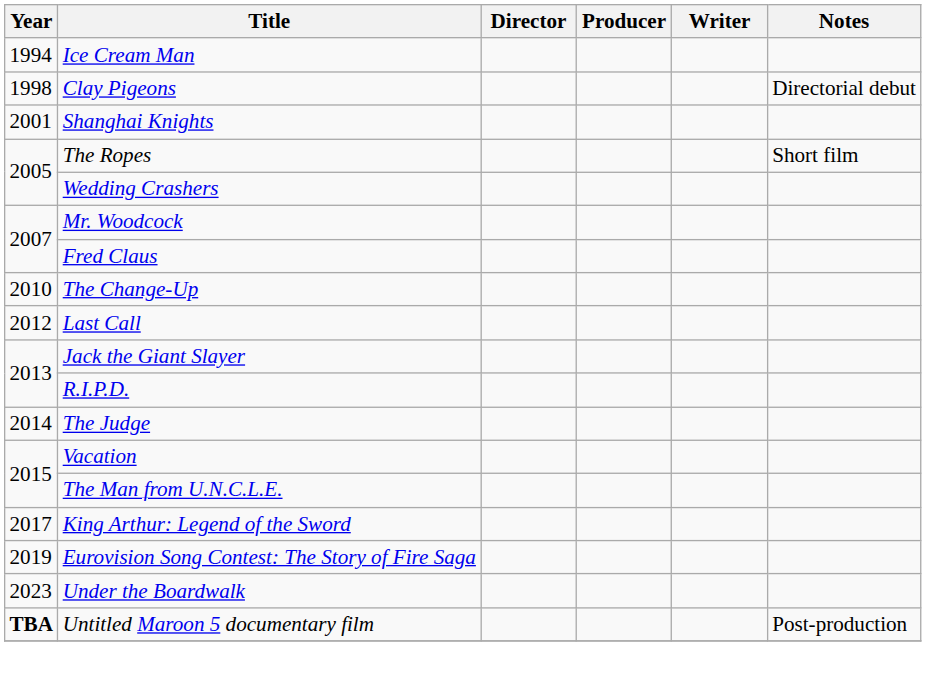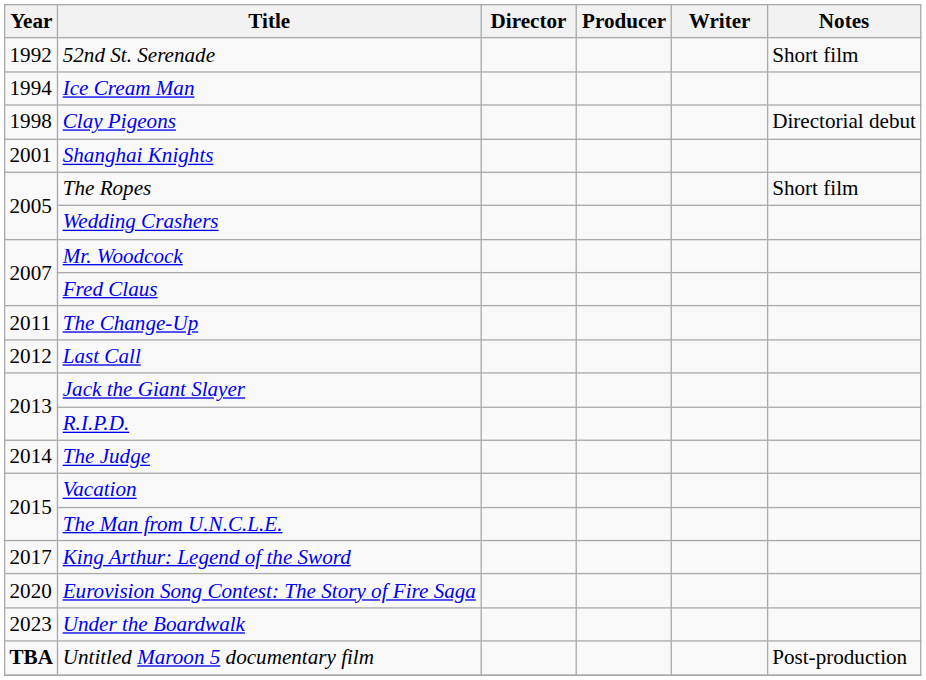+ row: (139, 54)
(31, 289) 2010 -> (30, 322) 2011
(31, 557) 2019 -> (31, 590) 2020
